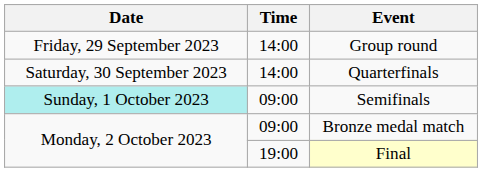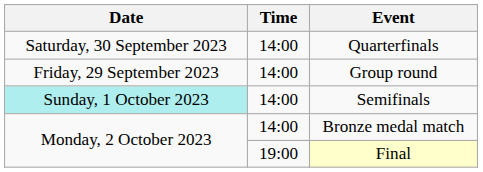rows swapped: (393, 45) <-> (393, 72)
(279, 99) 09:00 -> (279, 99) 14:00
(279, 126) 09:00 -> (279, 126) 14:00
